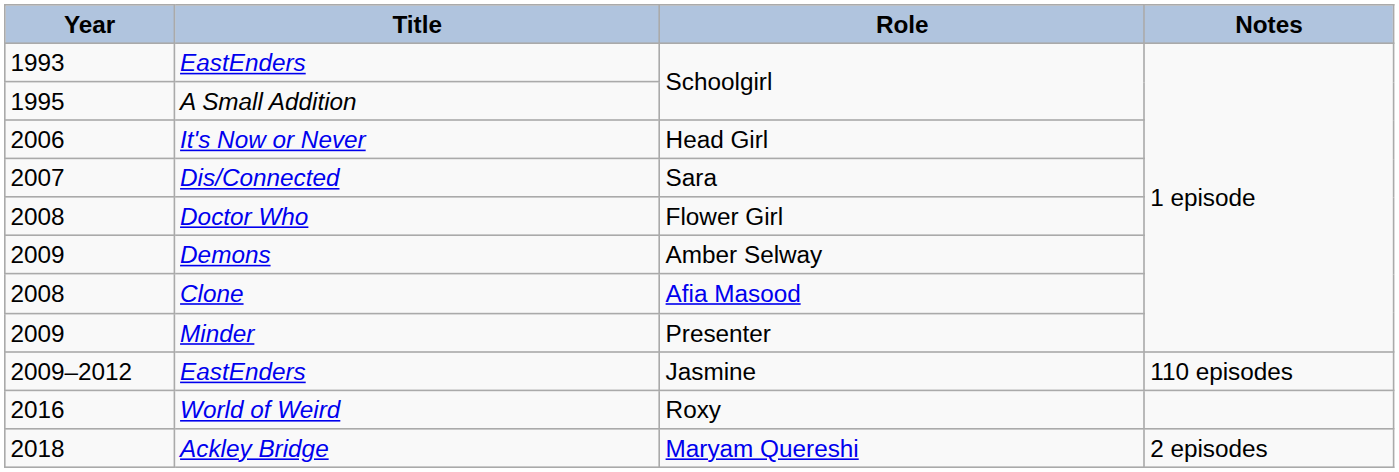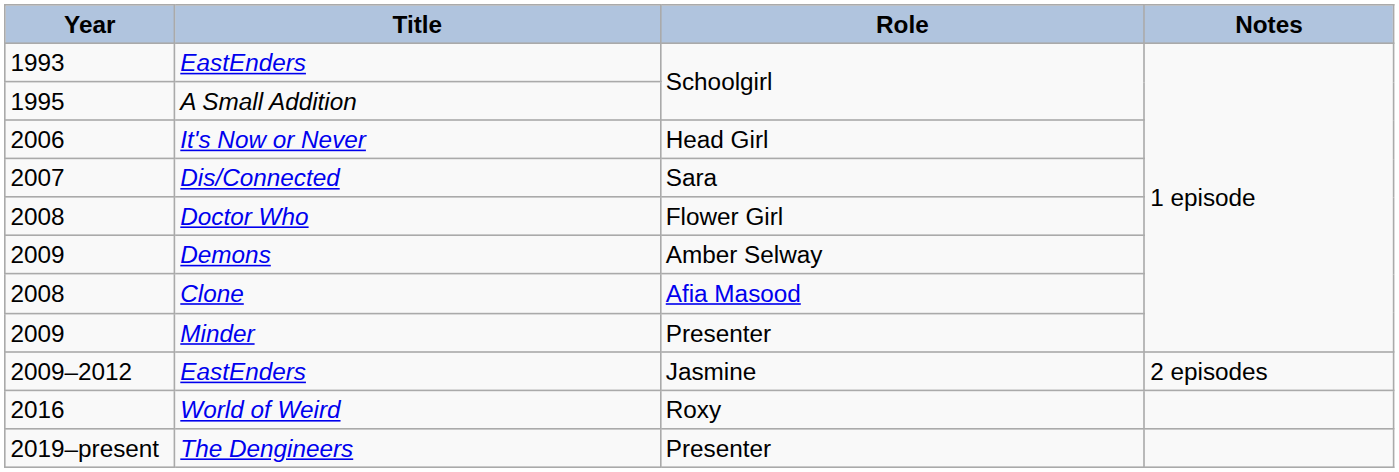(1222, 371) 110 episodes -> (1209, 371) 2 episodes
- row: (37, 448)
+ row: (85, 448)
